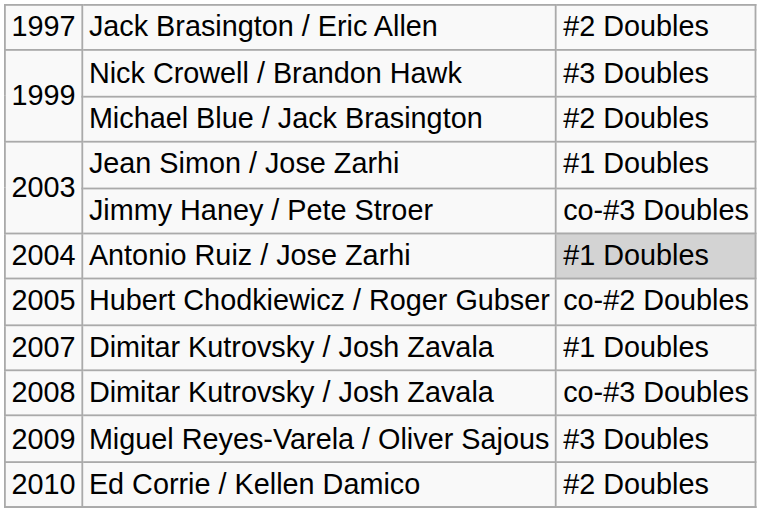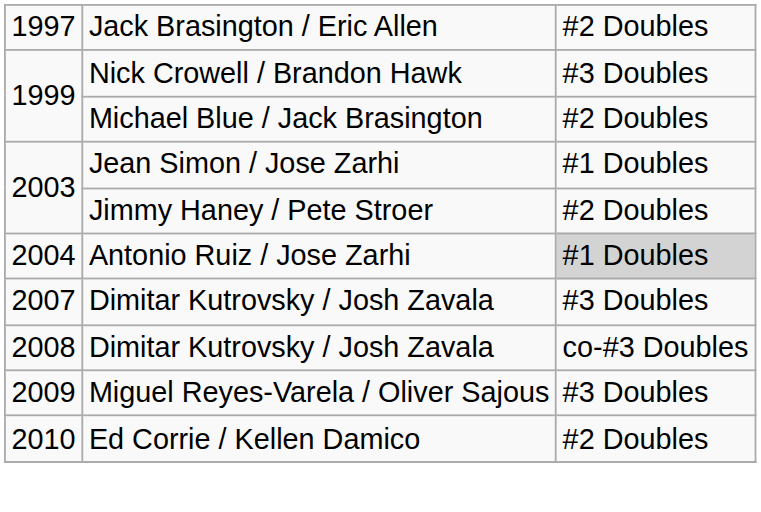(656, 210) co-#3 Doubles -> (635, 210) #2 Doubles
- row: (44, 301)
(636, 347) #1 Doubles -> (635, 301) #3 Doubles
